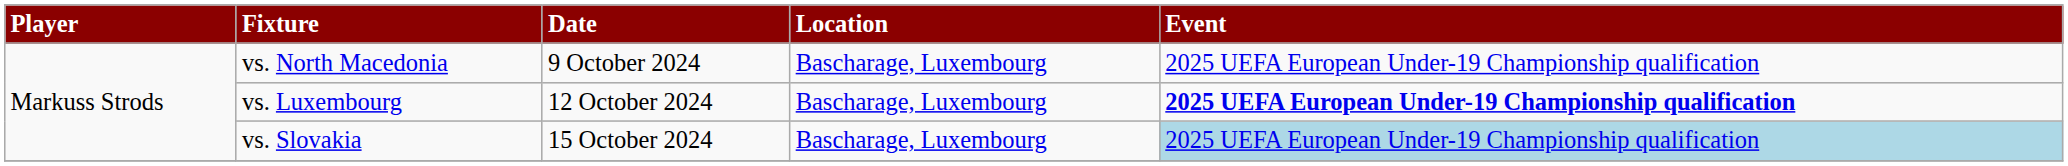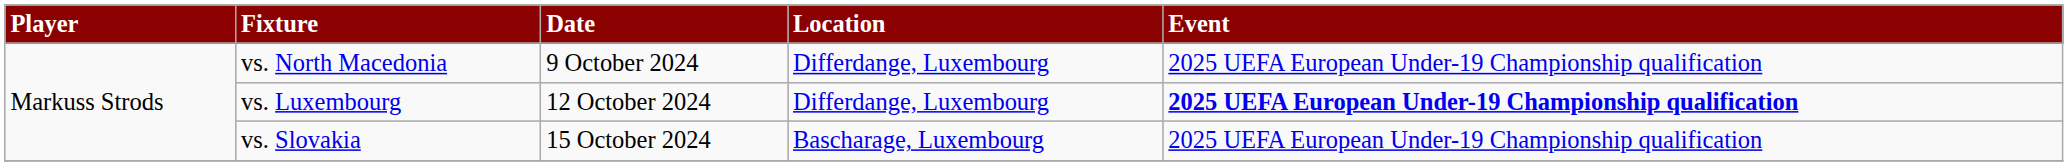(921, 62) Bascharage, Luxembourg -> (921, 62) Differdange, Luxembourg
(921, 101) Bascharage, Luxembourg -> (921, 101) Differdange, Luxembourg
(1462, 140) lightblue background -> (1465, 140) no background
